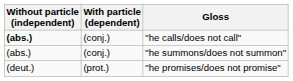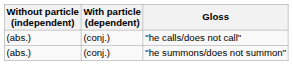(19, 38) bold -> (19, 38) normal
- row: (213, 68)
